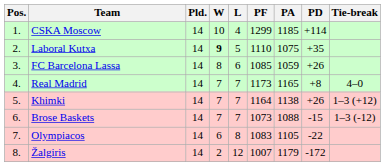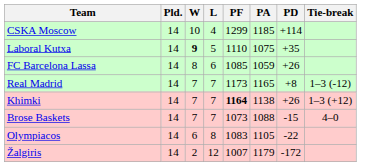- column: (17, 13)
(355, 83) 4–0 -> (330, 83) 1–3 (-12)
(261, 100) normal -> (236, 100) bold
(355, 118) 1–3 (-12) -> (330, 118) 4–0
